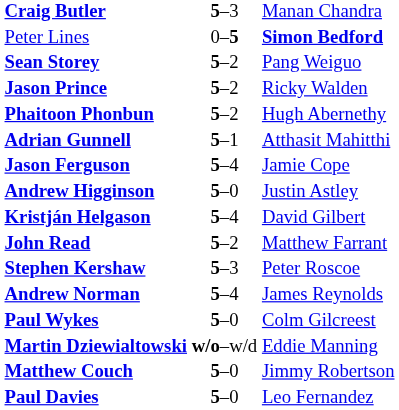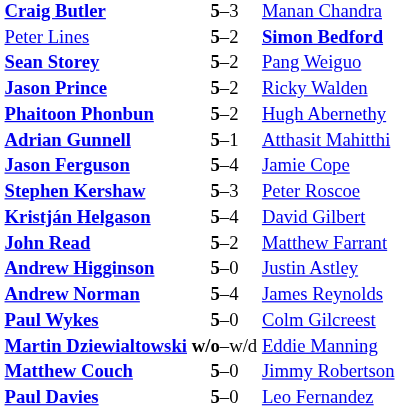(224, 36) 0–5 -> (224, 36) 5–2
rows swapped: (75, 268) <-> (79, 191)
